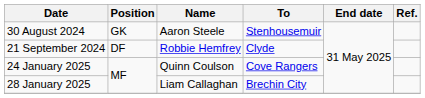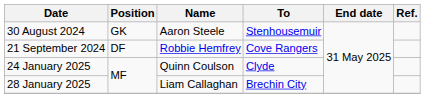(260, 48) Clyde -> (282, 48) Cove Rangers
(282, 66) Cove Rangers -> (260, 66) Clyde
